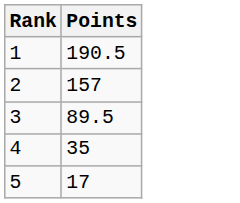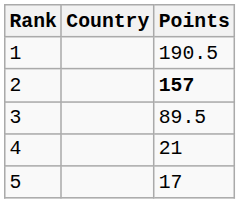+ column: (108, 21)
(84, 85) normal -> (177, 85) bold
(78, 150) 35 -> (171, 150) 21
